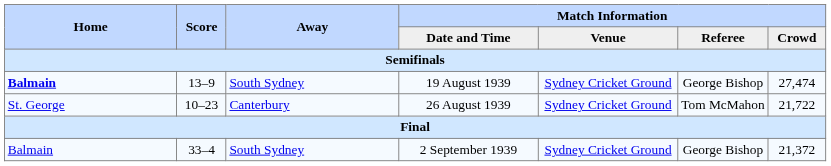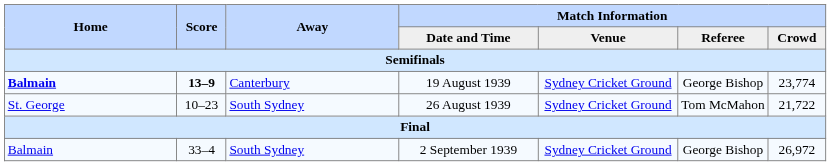(202, 82) normal -> (202, 82) bold
(267, 82) South Sydney -> (260, 82) Canterbury
(797, 82) 27,474 -> (797, 82) 23,774
(260, 104) Canterbury -> (267, 104) South Sydney
(797, 149) 21,372 -> (797, 149) 26,972
